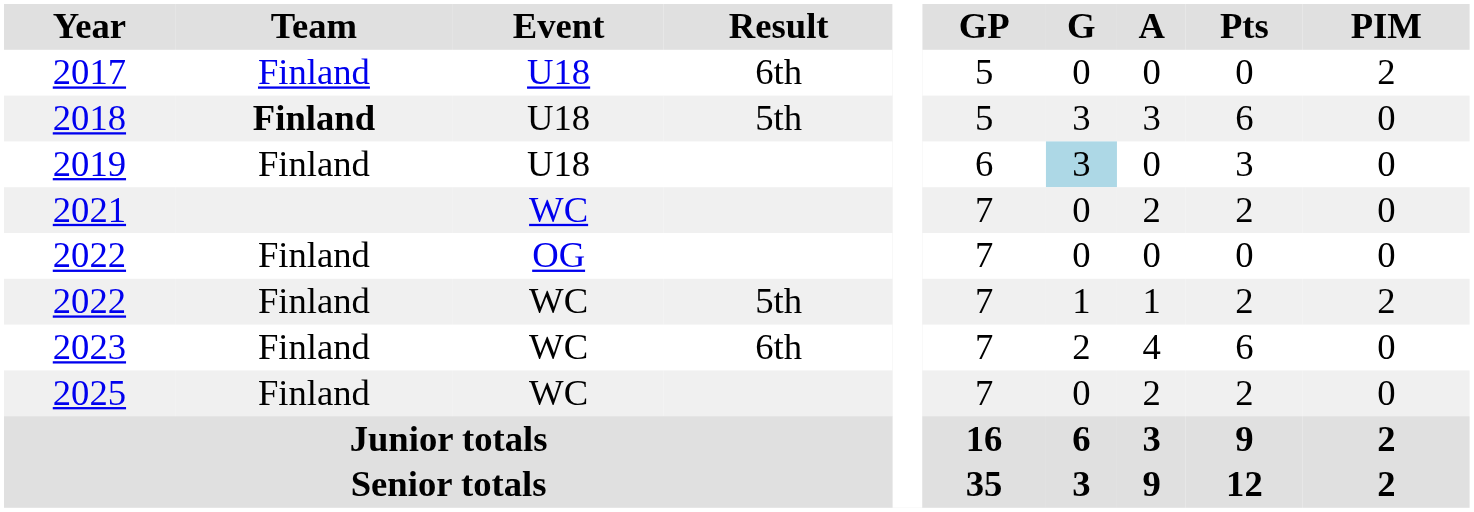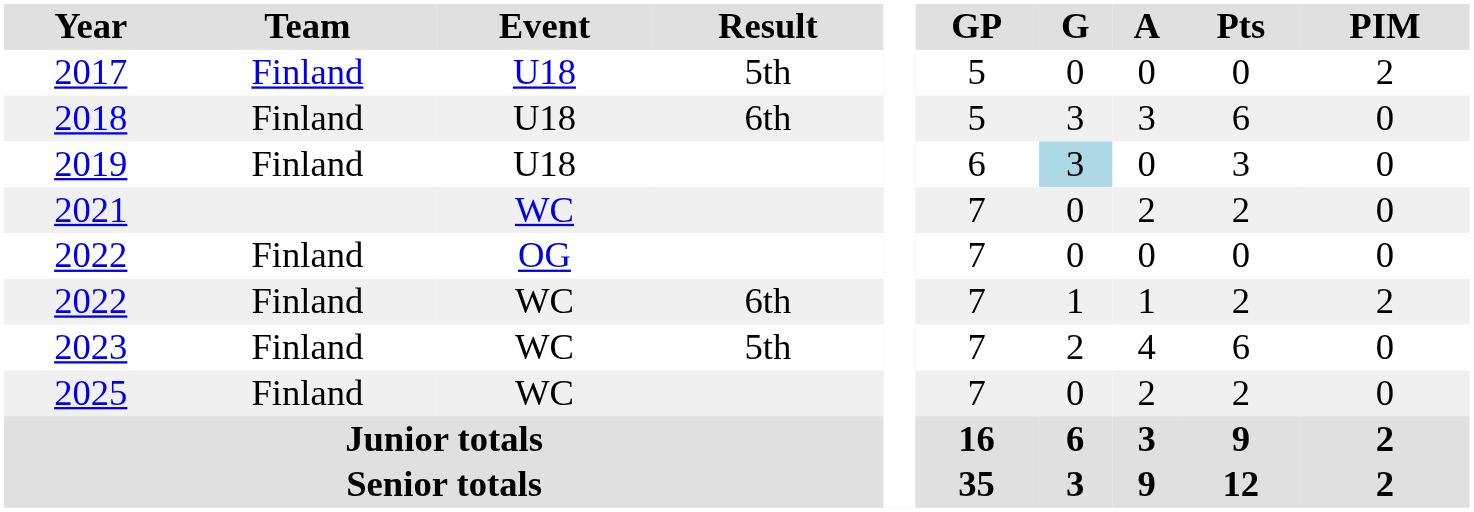(779, 72) 6th -> (768, 72) 5th
(314, 117) bold -> (307, 117) normal
(779, 117) 5th -> (768, 117) 6th
(779, 301) 5th -> (768, 301) 6th
(779, 346) 6th -> (768, 346) 5th
